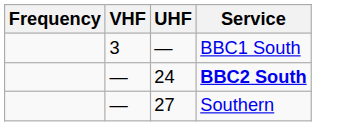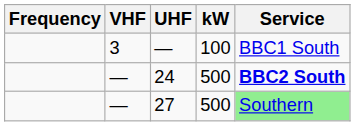+ column: (215, 18)
(237, 105) no background -> (276, 105) lightgreen background
